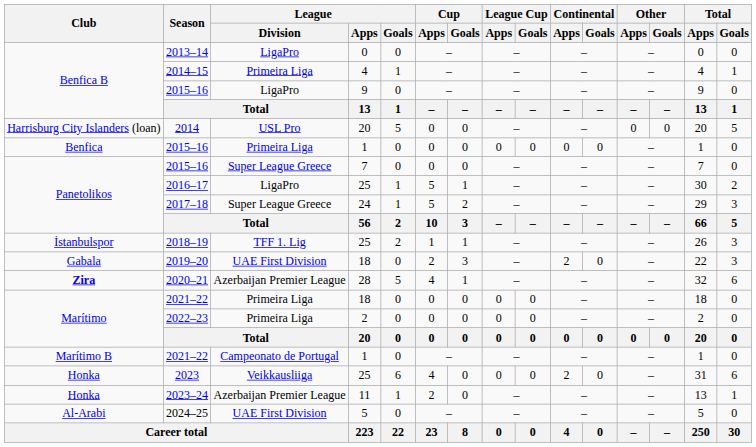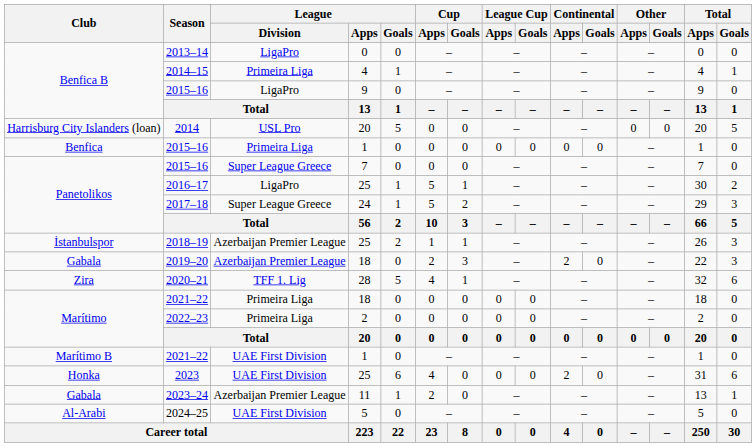(280, 242) TFF 1. Lig -> (280, 242) Azerbaijan Premier League
(280, 261) UAE First Division -> (280, 261) Azerbaijan Premier League
(84, 280) bold -> (84, 280) normal
(280, 280) Azerbaijan Premier League -> (280, 280) TFF 1. Lig
(280, 356) Campeonato de Portugal -> (280, 356) UAE First Division
(280, 375) Veikkausliiga -> (280, 375) UAE First Division
(84, 394) Honka -> (84, 394) Gabala
